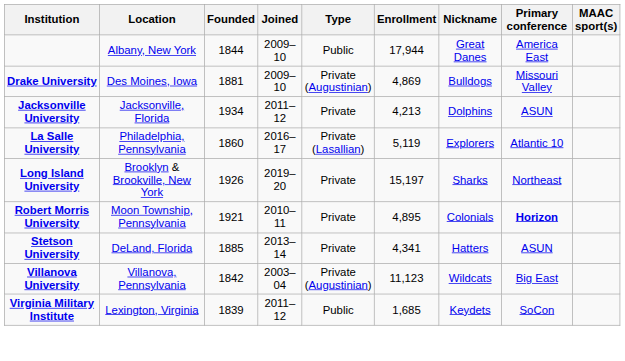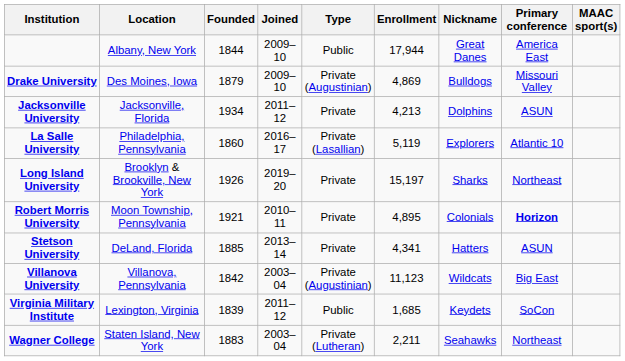(231, 81) 1881 -> (231, 81) 1879
+ row: (52, 340)
